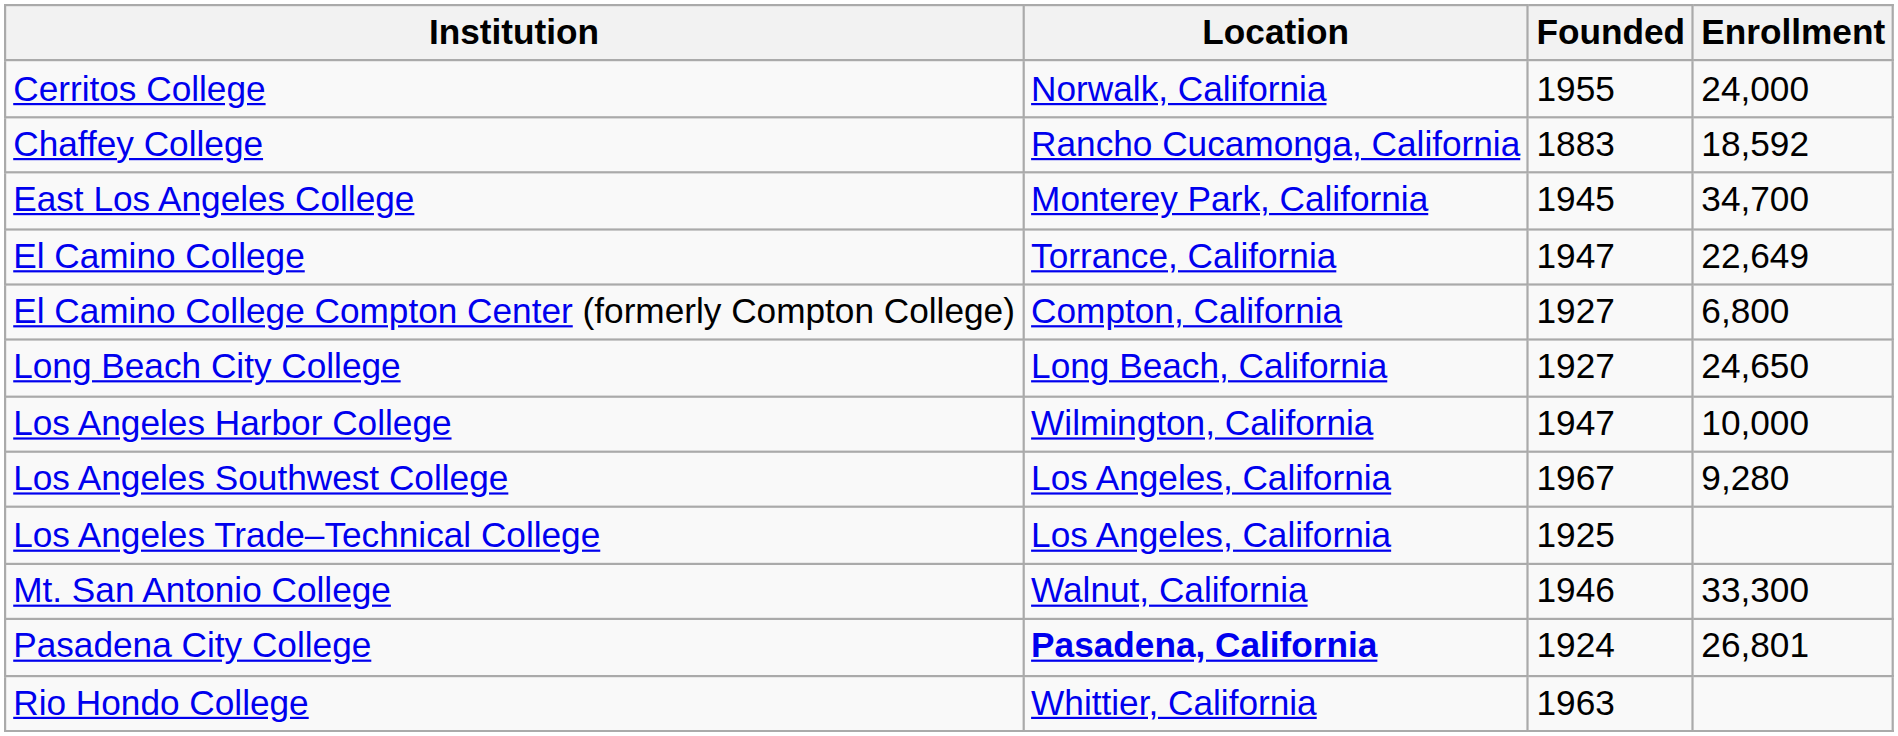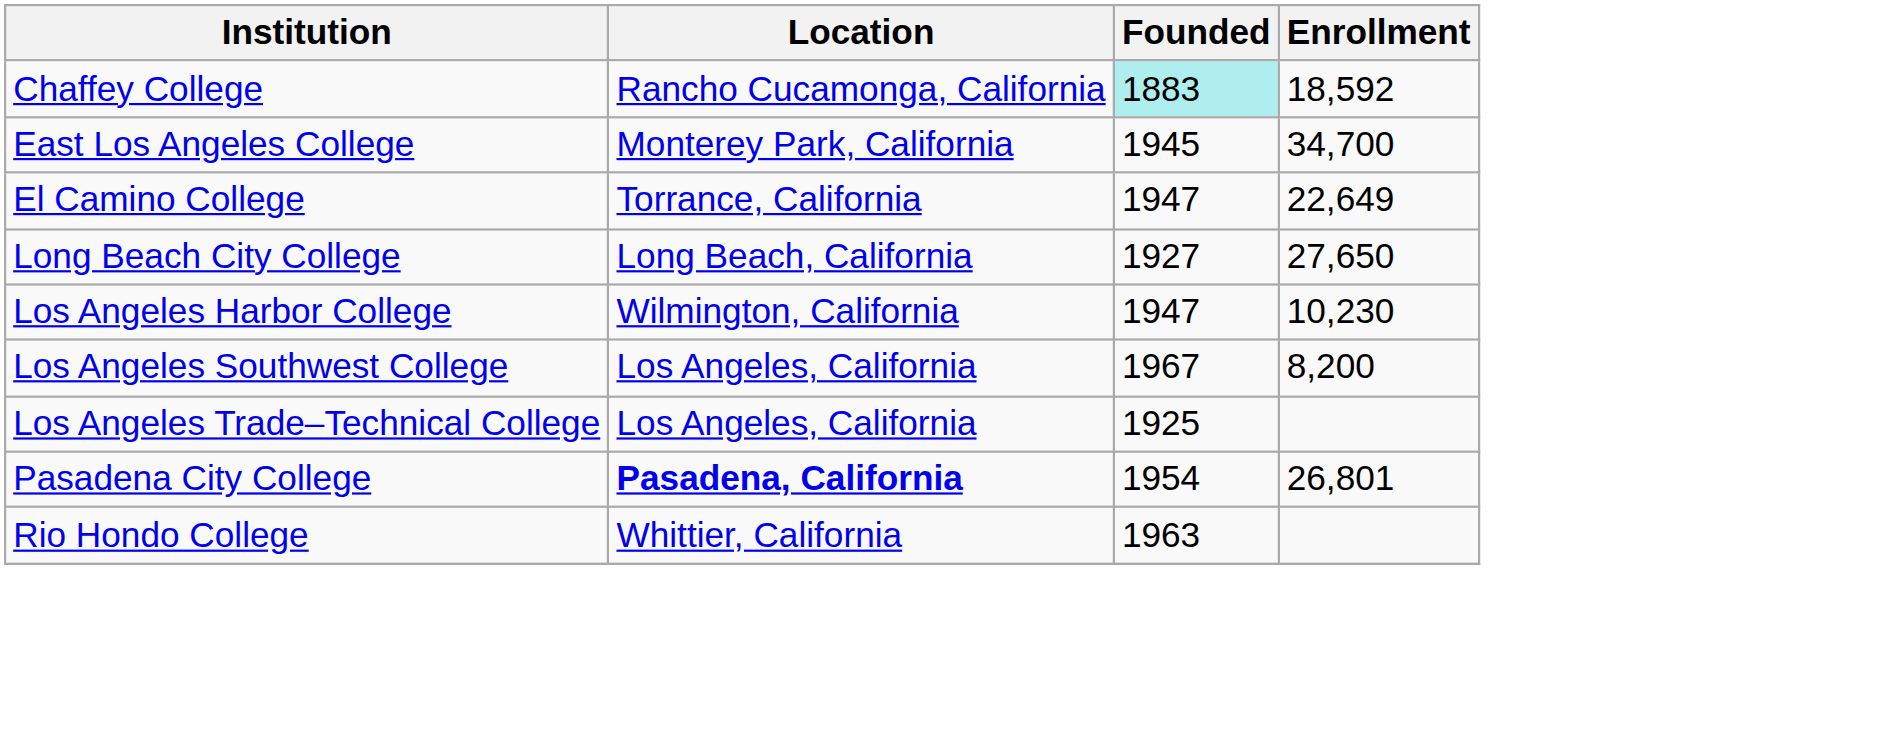- row: (139, 88)
(1576, 144) no background -> (1161, 88) paleturquoise background
- row: (514, 311)
(1755, 367) 24,650 -> (1341, 255) 27,650
(1755, 423) 10,000 -> (1341, 311) 10,230
(1745, 479) 9,280 -> (1331, 367) 8,200
- row: (202, 590)
(1576, 646) 1924 -> (1161, 479) 1954
